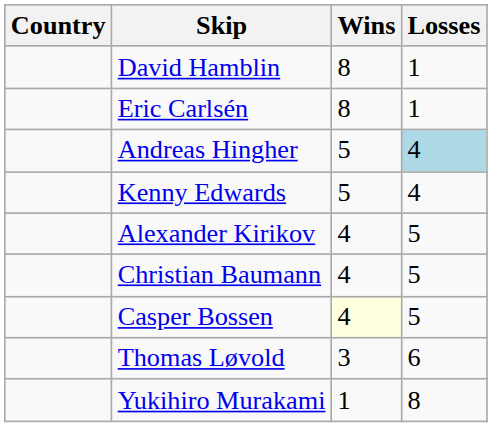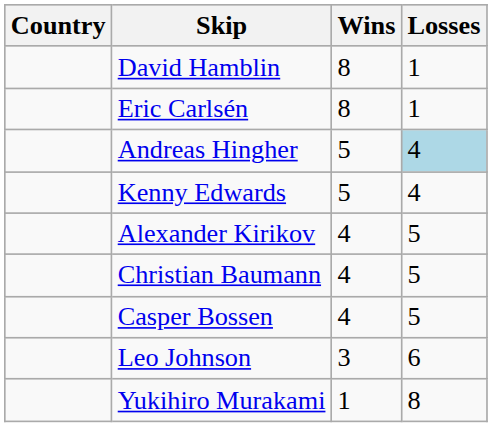(344, 316) lightyellow background -> (344, 316) no background
- row: (201, 358)
+ row: (184, 358)
